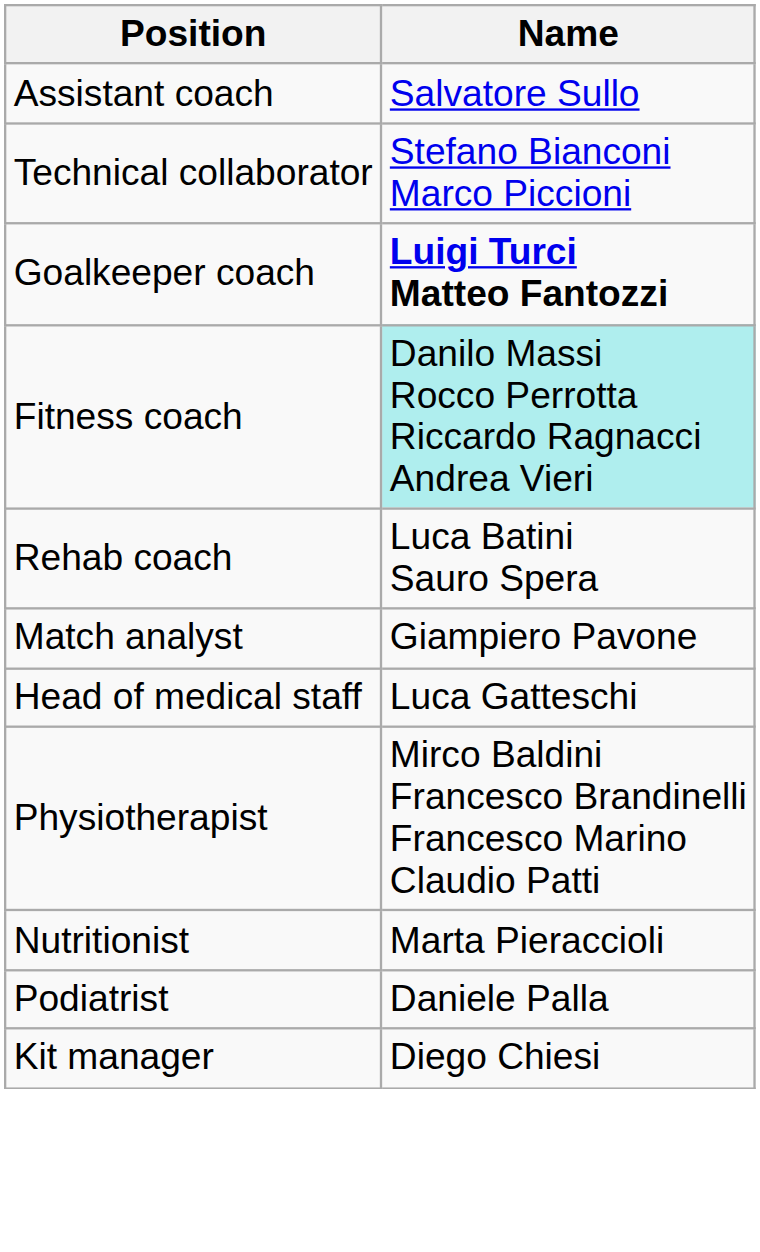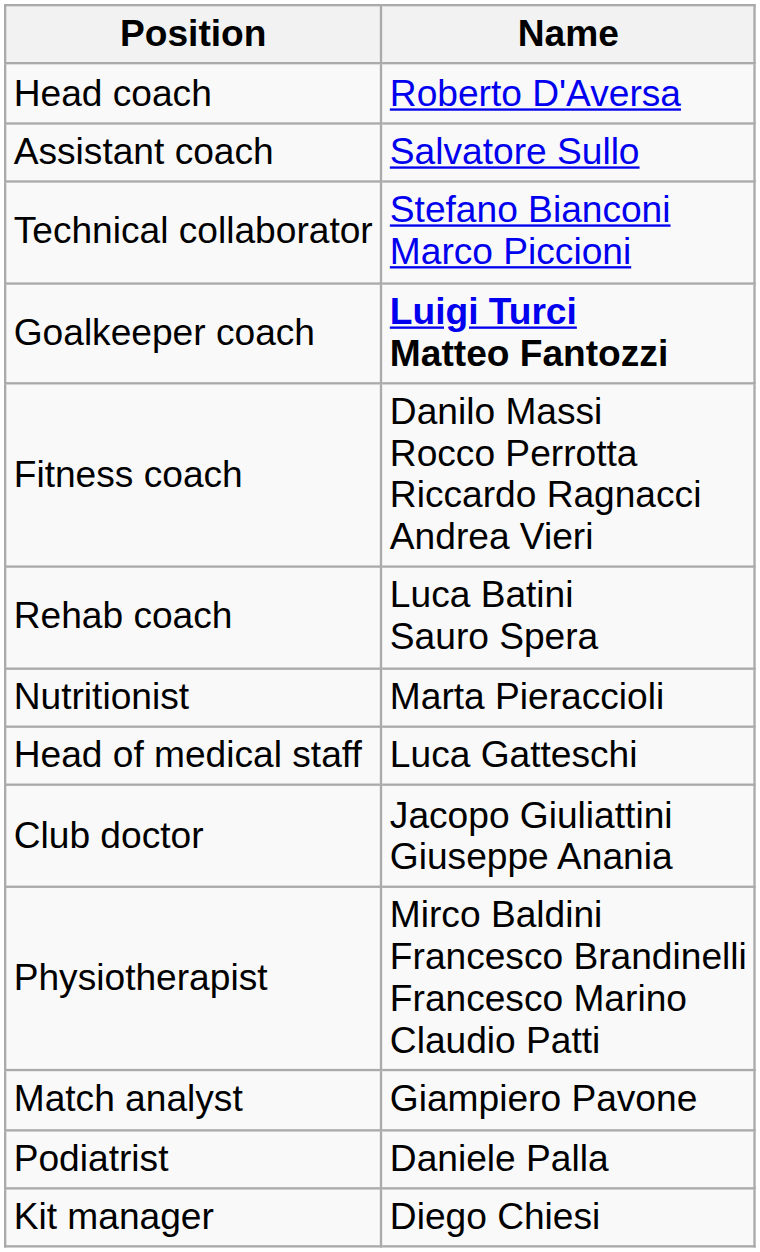+ row: (113, 92)
(546, 415) paleturquoise background -> (546, 474) no background
rows swapped: (128, 637) <-> (101, 939)
+ row: (109, 835)
